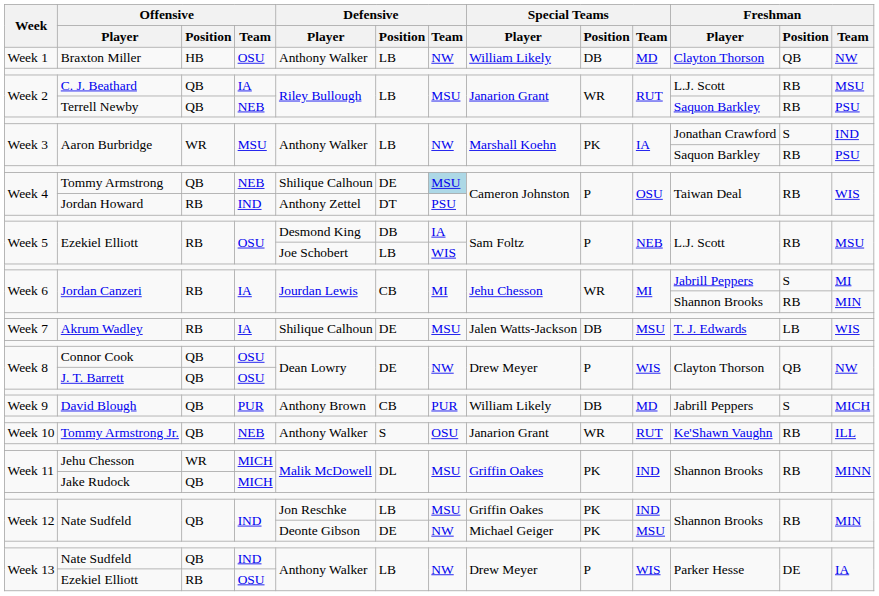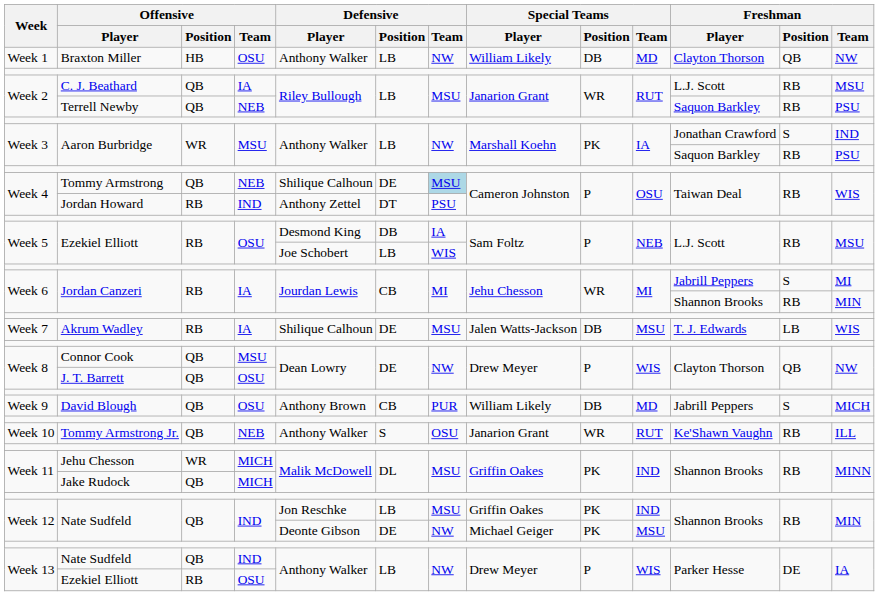(251, 356) OSU -> (252, 356) MSU
(251, 405) PUR -> (251, 405) OSU
